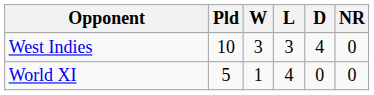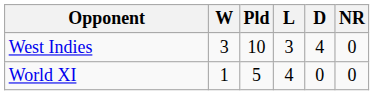columns swapped: (226, 18) <-> (258, 18)
